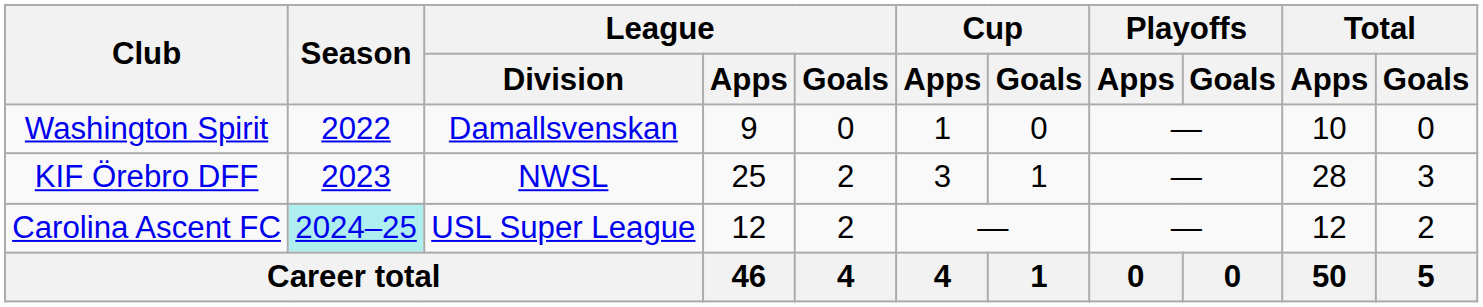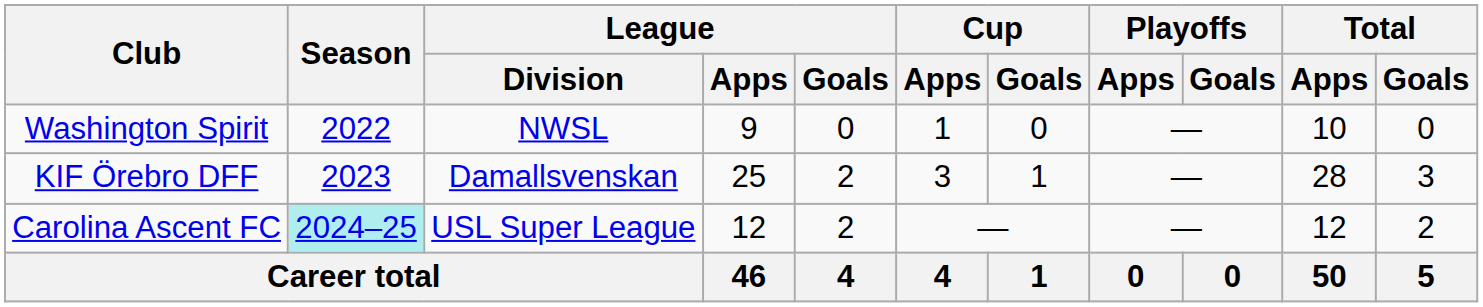(563, 128) Damallsvenskan -> (563, 128) NWSL
(563, 177) NWSL -> (563, 177) Damallsvenskan
